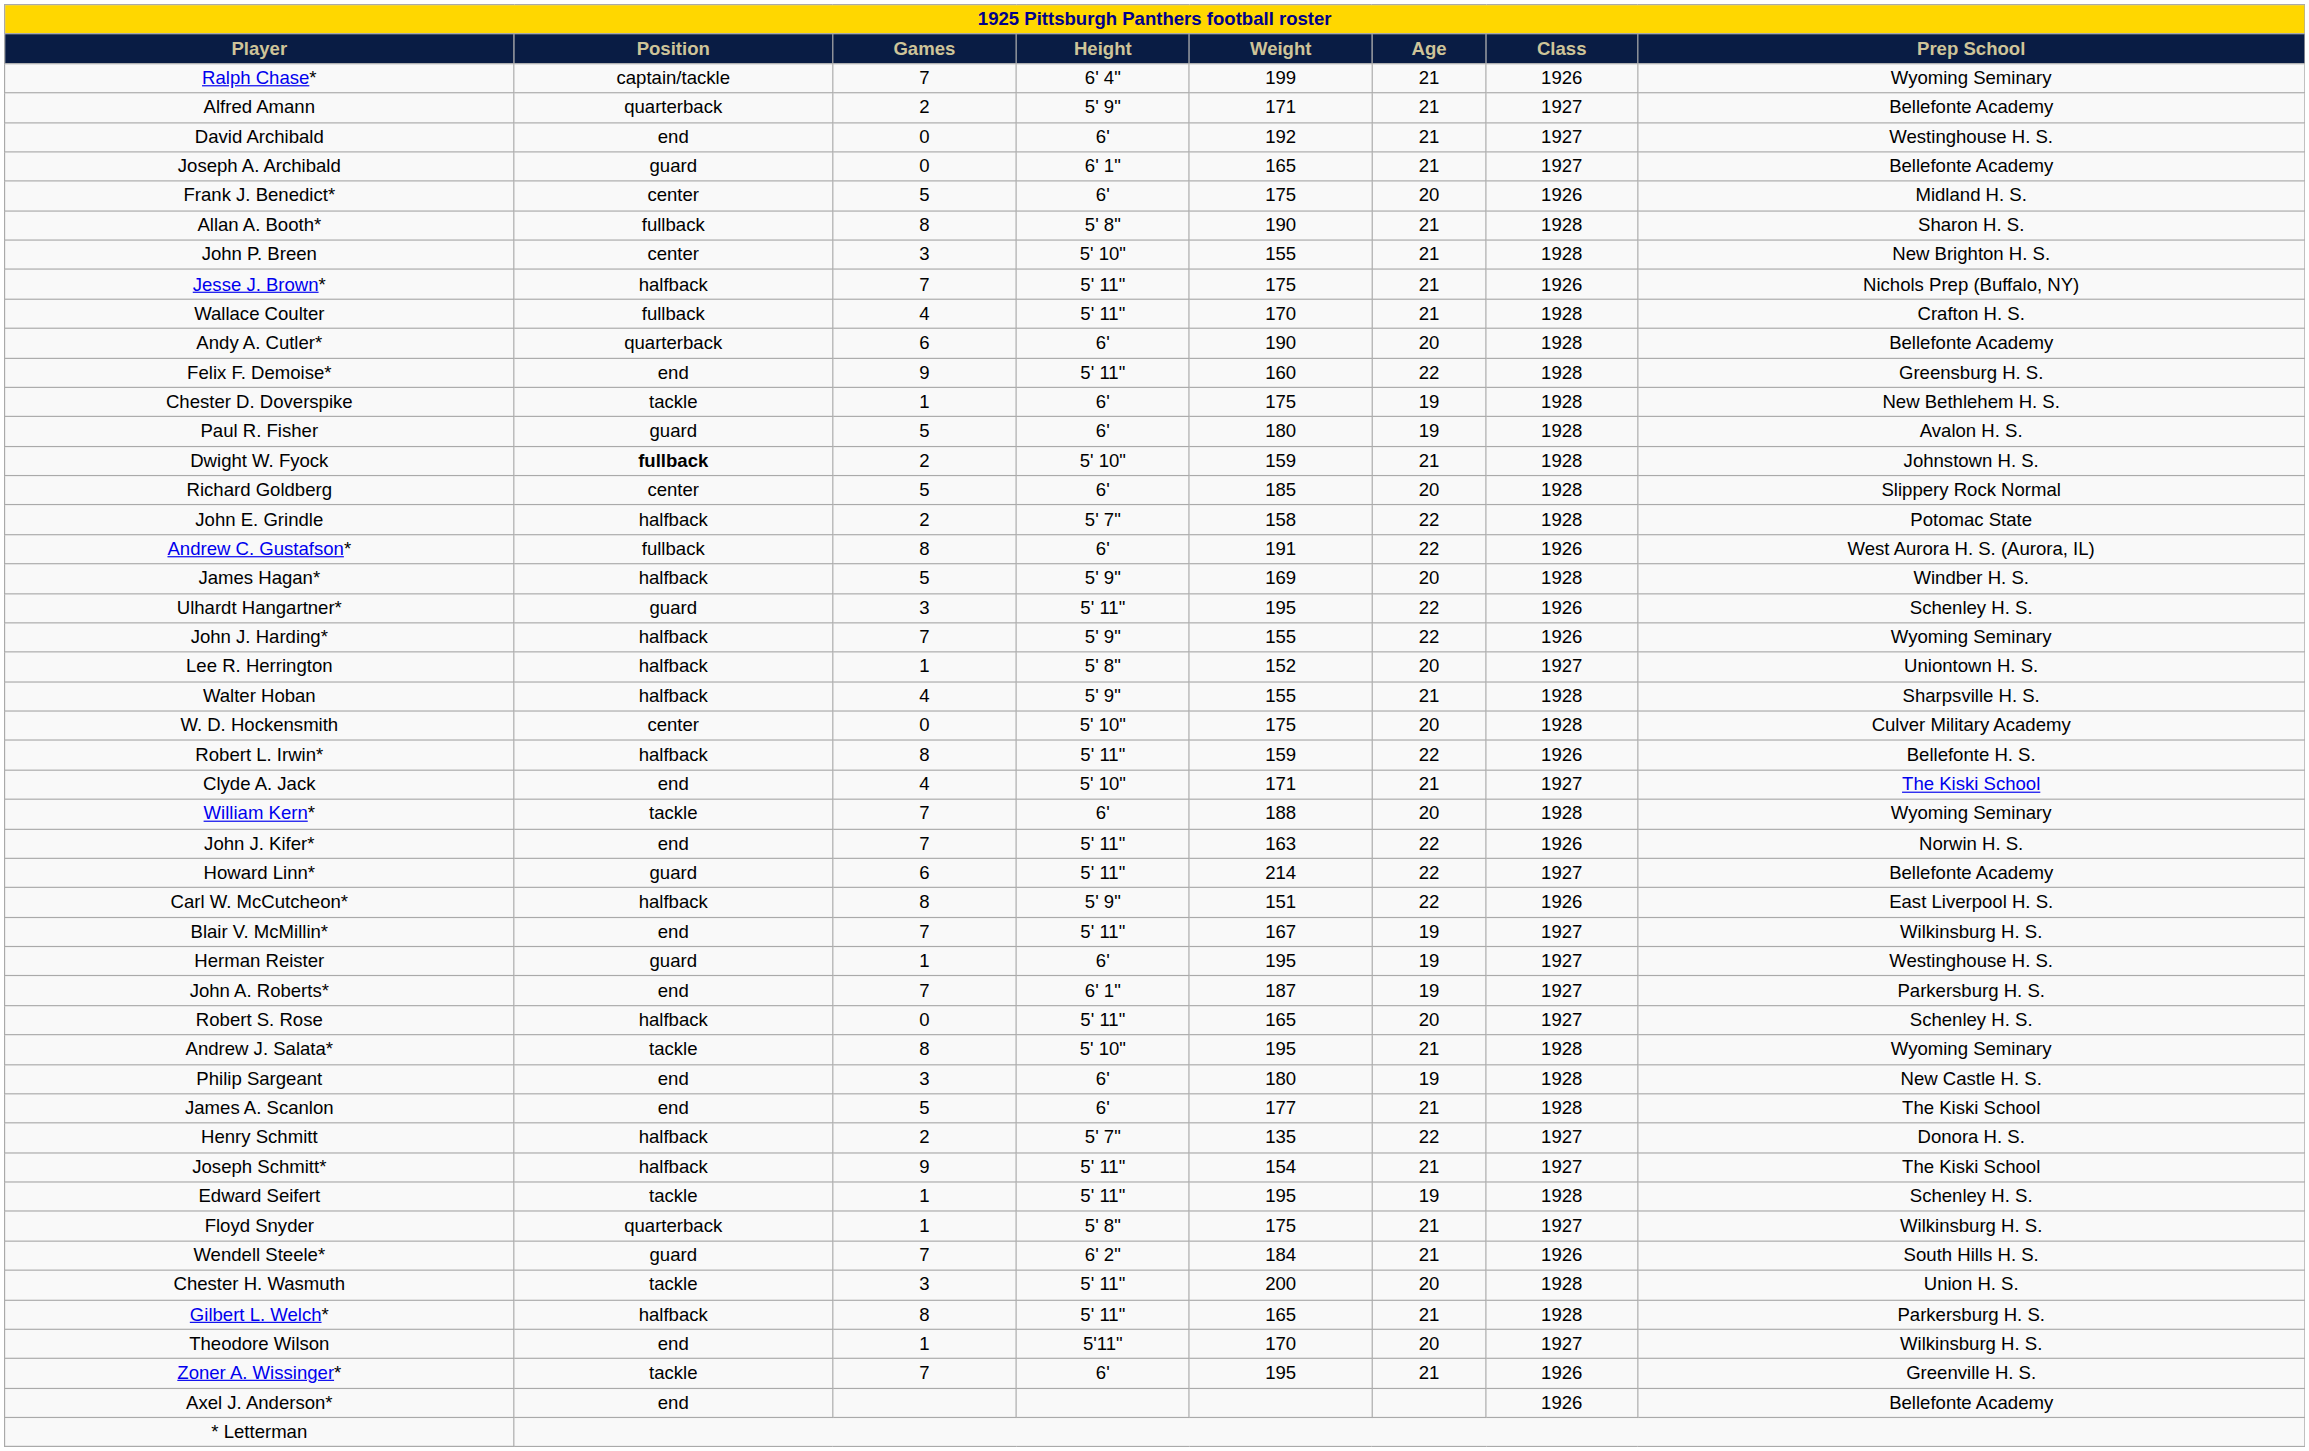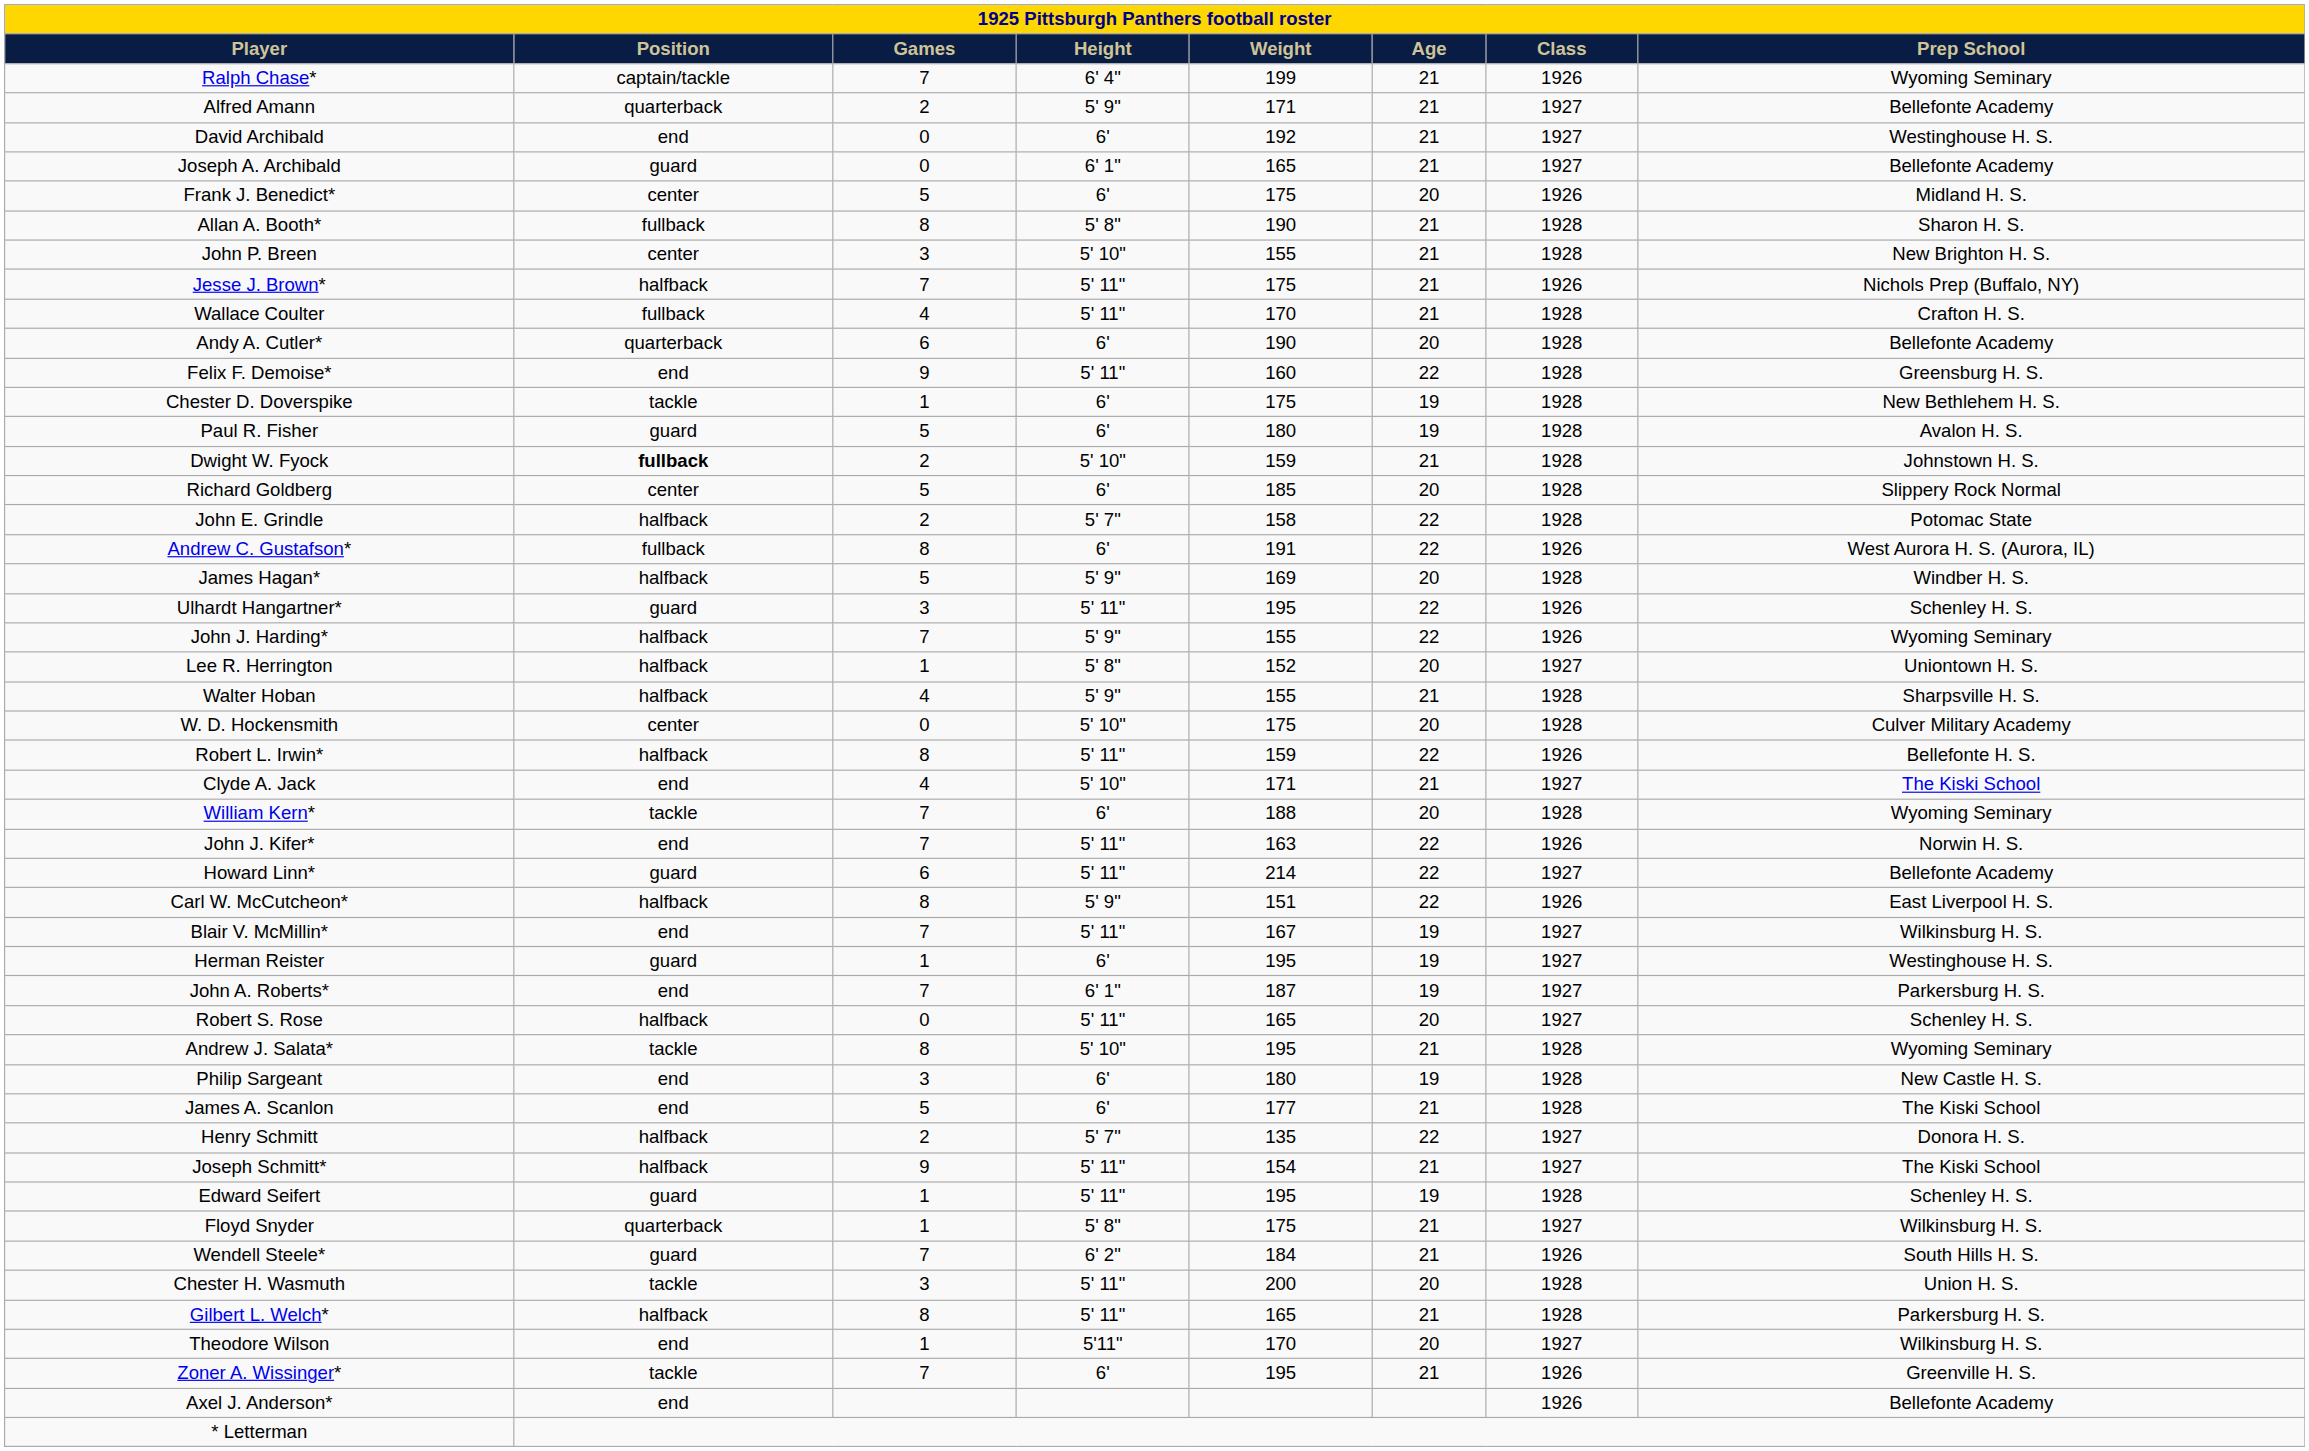(673, 1196) tackle -> (673, 1196) guard
